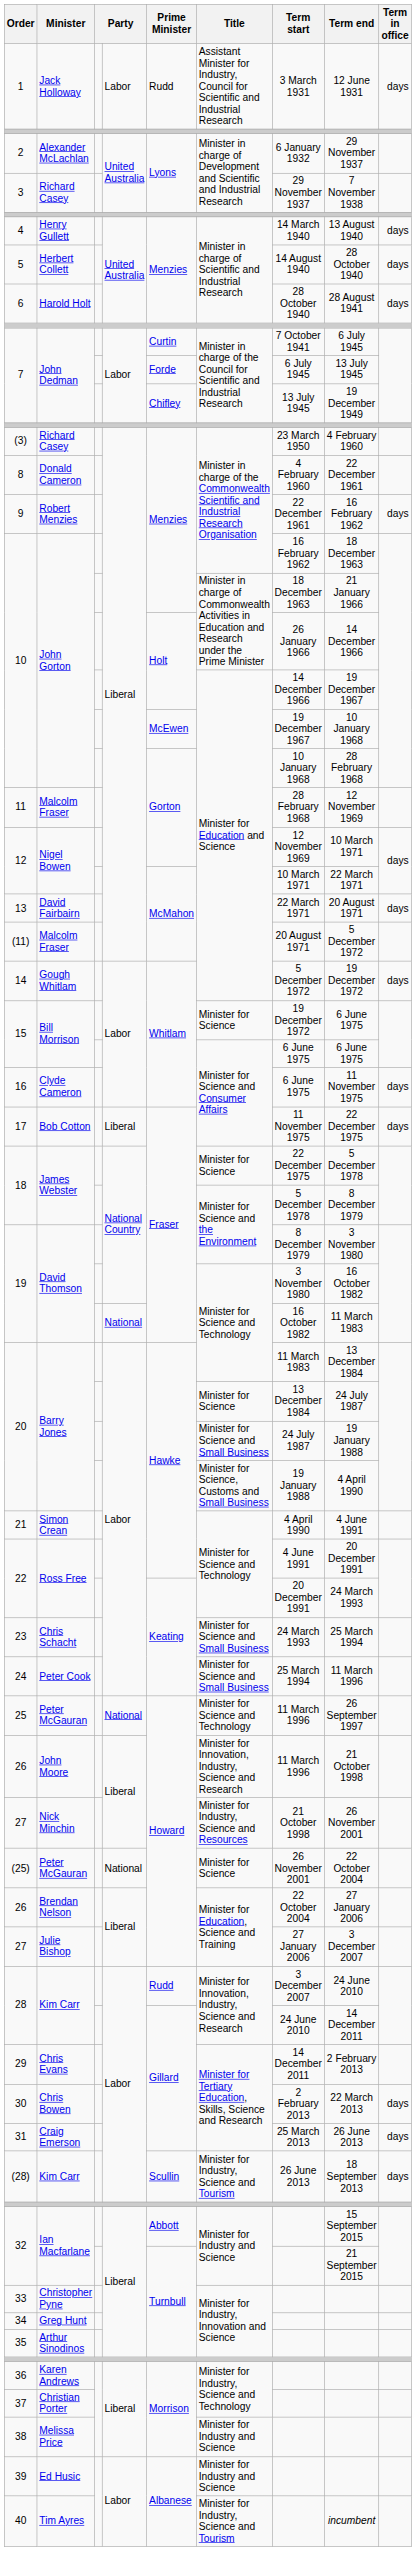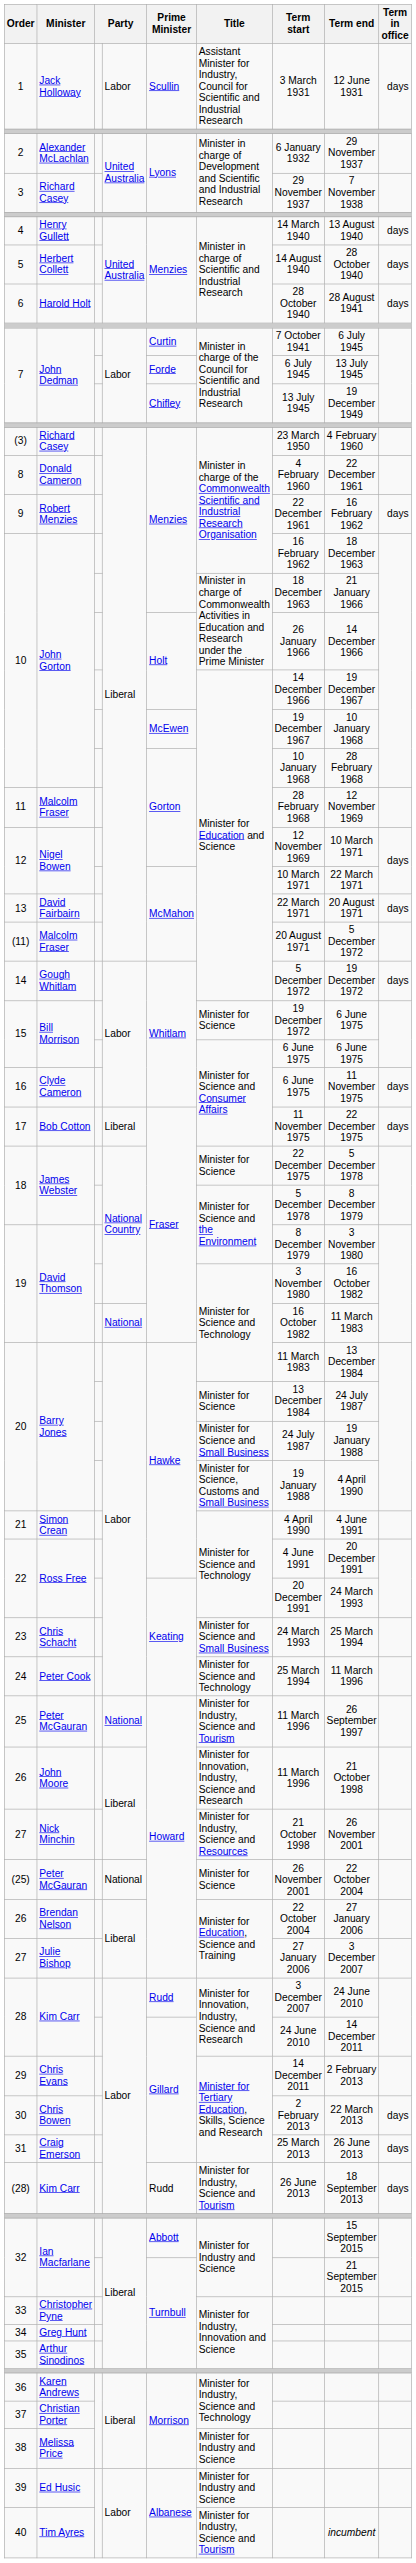(161, 86) Rudd -> (164, 86) Scullin
(234, 1676) Minister for Science and Small Business -> (227, 1676) Minister for Science and Technology
(227, 1715) Minister for Science and Technology -> (227, 1721) Minister for Industry, Science and Tourism
(164, 2176) Scullin -> (161, 2188) Rudd
